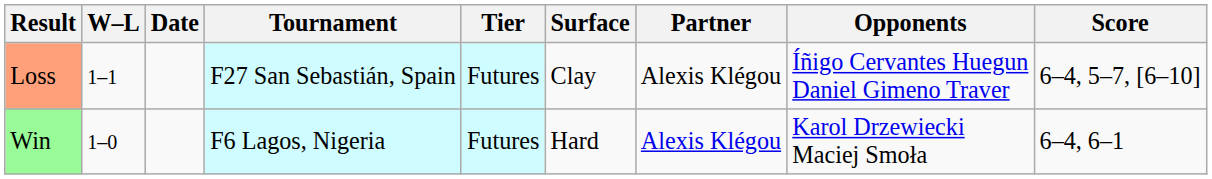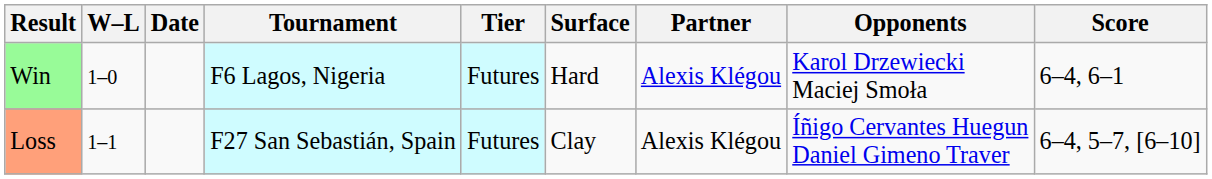rows swapped: (31, 141) <-> (33, 75)
